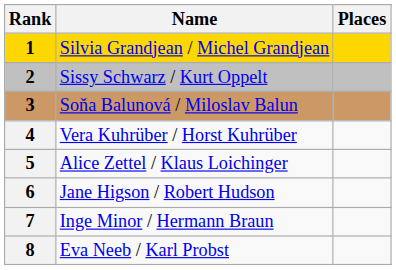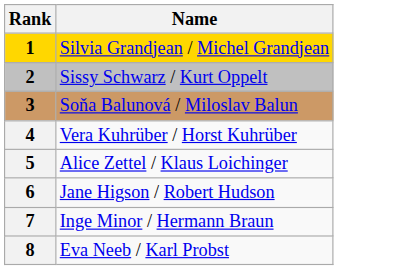- column: (362, 18)
